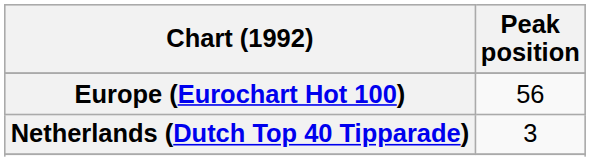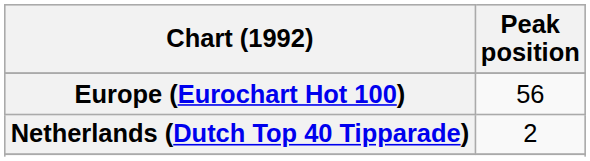(530, 133) 3 -> (530, 133) 2
